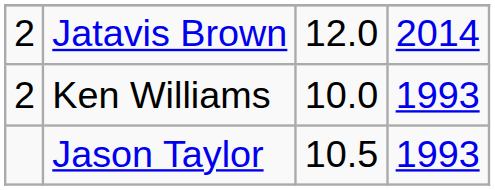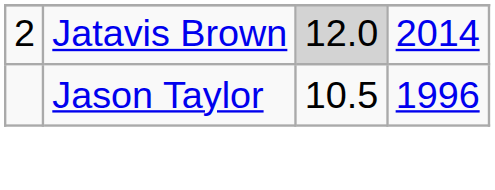(341, 34) no background -> (341, 34) lightgrey background
- row: (161, 94)
(438, 154) 1993 -> (438, 94) 1996
